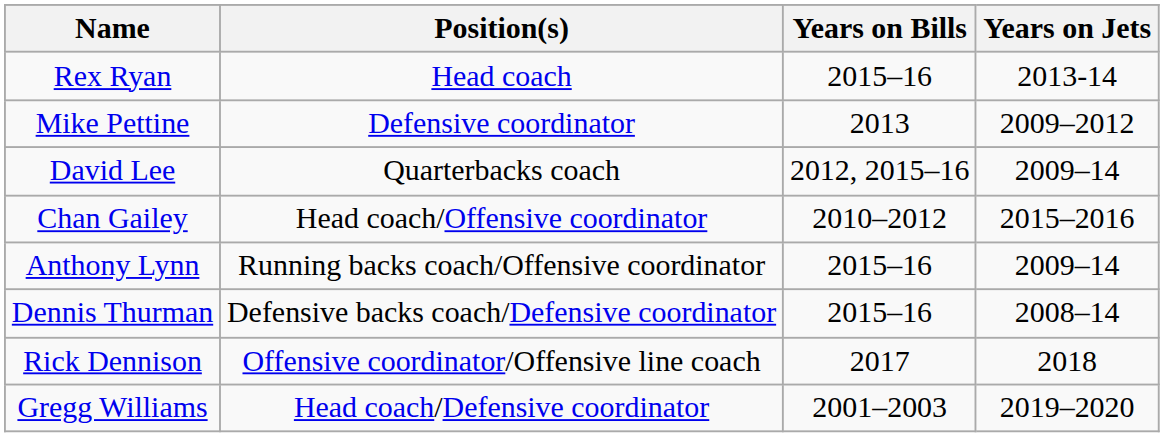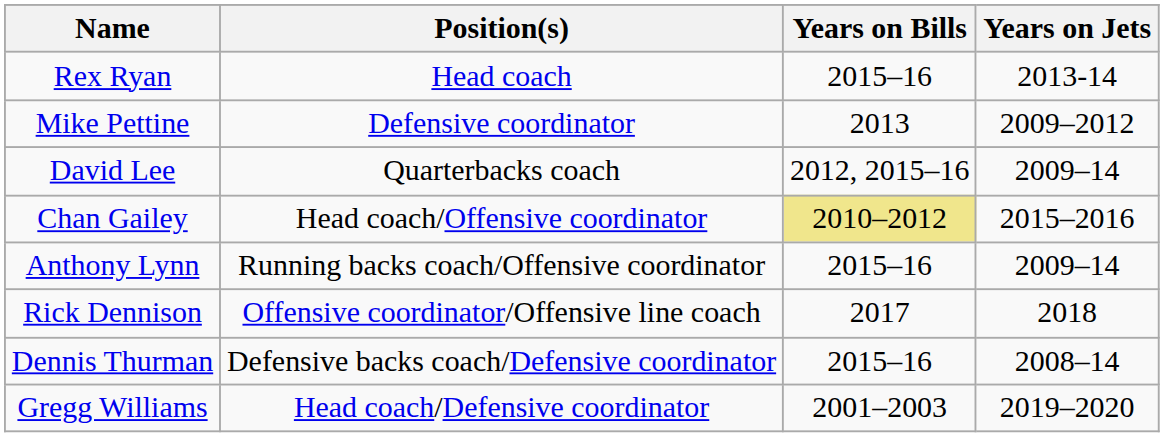(880, 218) no background -> (880, 218) khaki background
rows swapped: (113, 312) <-> (113, 360)
